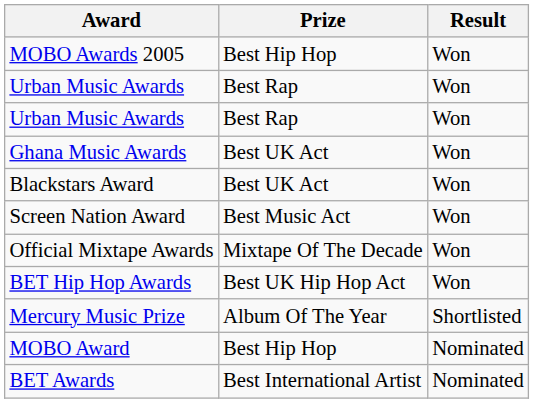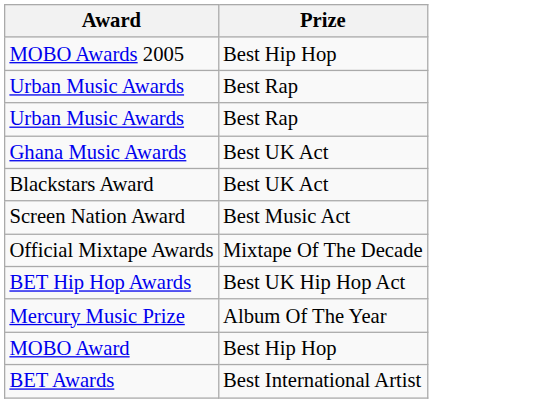- column: (478, 20)
